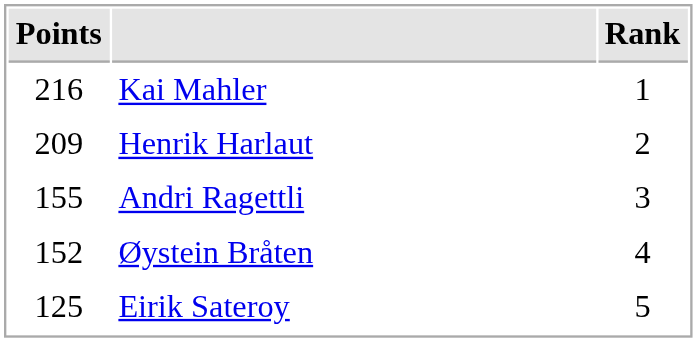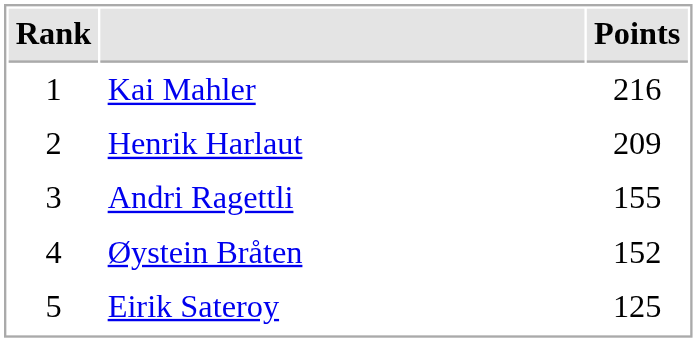columns swapped: (643, 33) <-> (59, 33)
